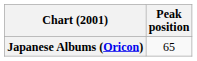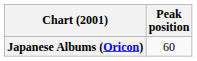(169, 46) 65 -> (169, 46) 60
